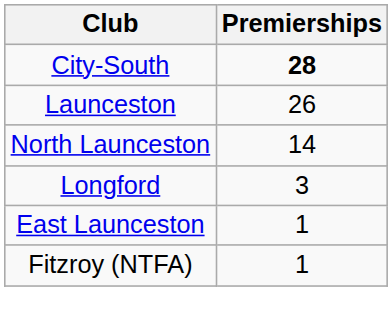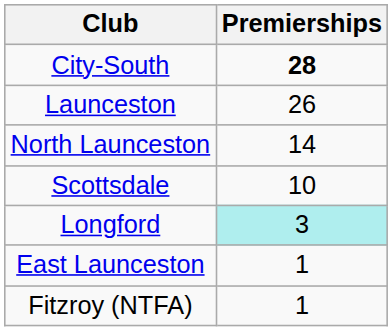+ row: (110, 184)
(302, 184) no background -> (302, 225) paleturquoise background
